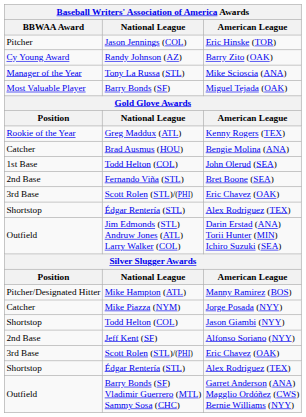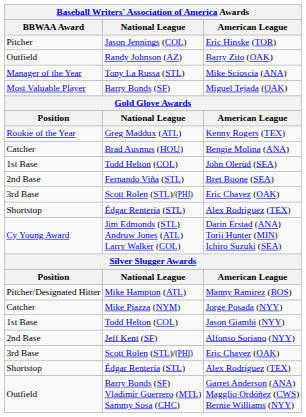(38, 58) Cy Young Award -> (22, 58) Outfield
(22, 236) Outfield -> (38, 236) Cy Young Award
(24, 323) Shortstop -> (22, 323) 1st Base
